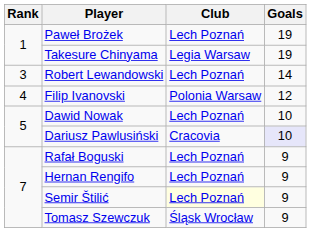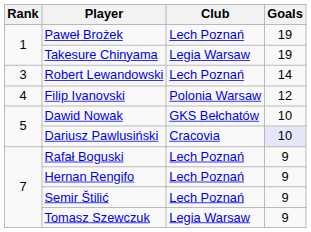(207, 116) Lech Poznań -> (214, 116) GKS Bełchatów
(207, 197) lightyellow background -> (207, 197) no background
(211, 217) Śląsk Wrocław -> (210, 217) Legia Warsaw
